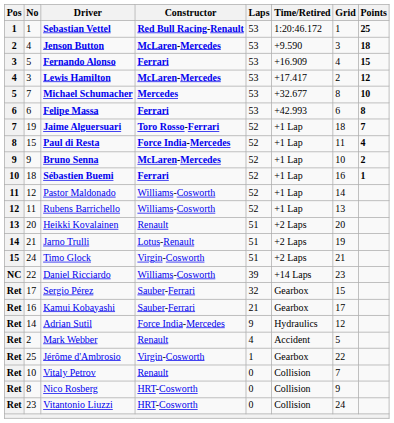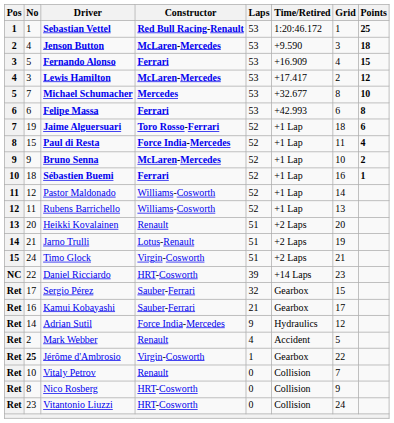(363, 126) 7 -> (363, 126) 6
(176, 274) Williams-Cosworth -> (168, 274) HRT-Cosworth
(31, 356) normal -> (31, 356) bold
